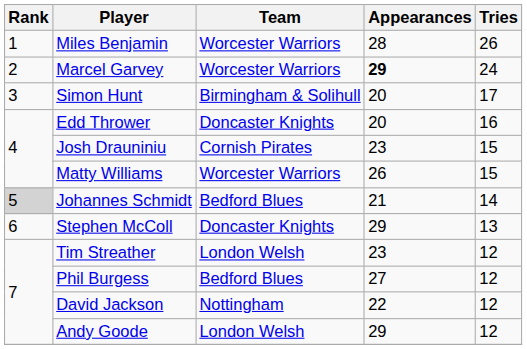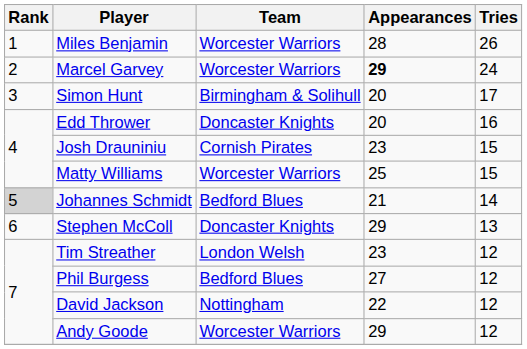(377, 174) 26 -> (377, 174) 25
(252, 331) London Welsh -> (270, 331) Worcester Warriors
